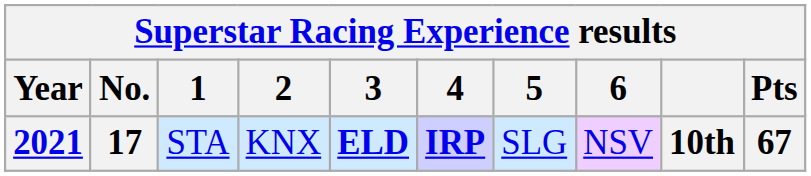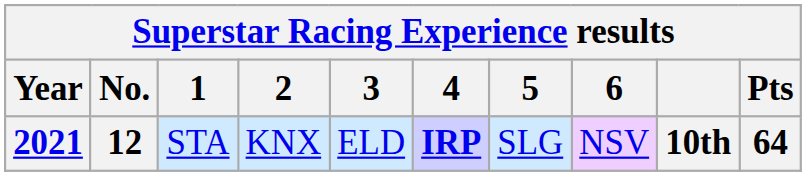(125, 142) 17 -> (125, 142) 12
(373, 142) bold -> (371, 142) normal
(774, 142) 67 -> (770, 142) 64
